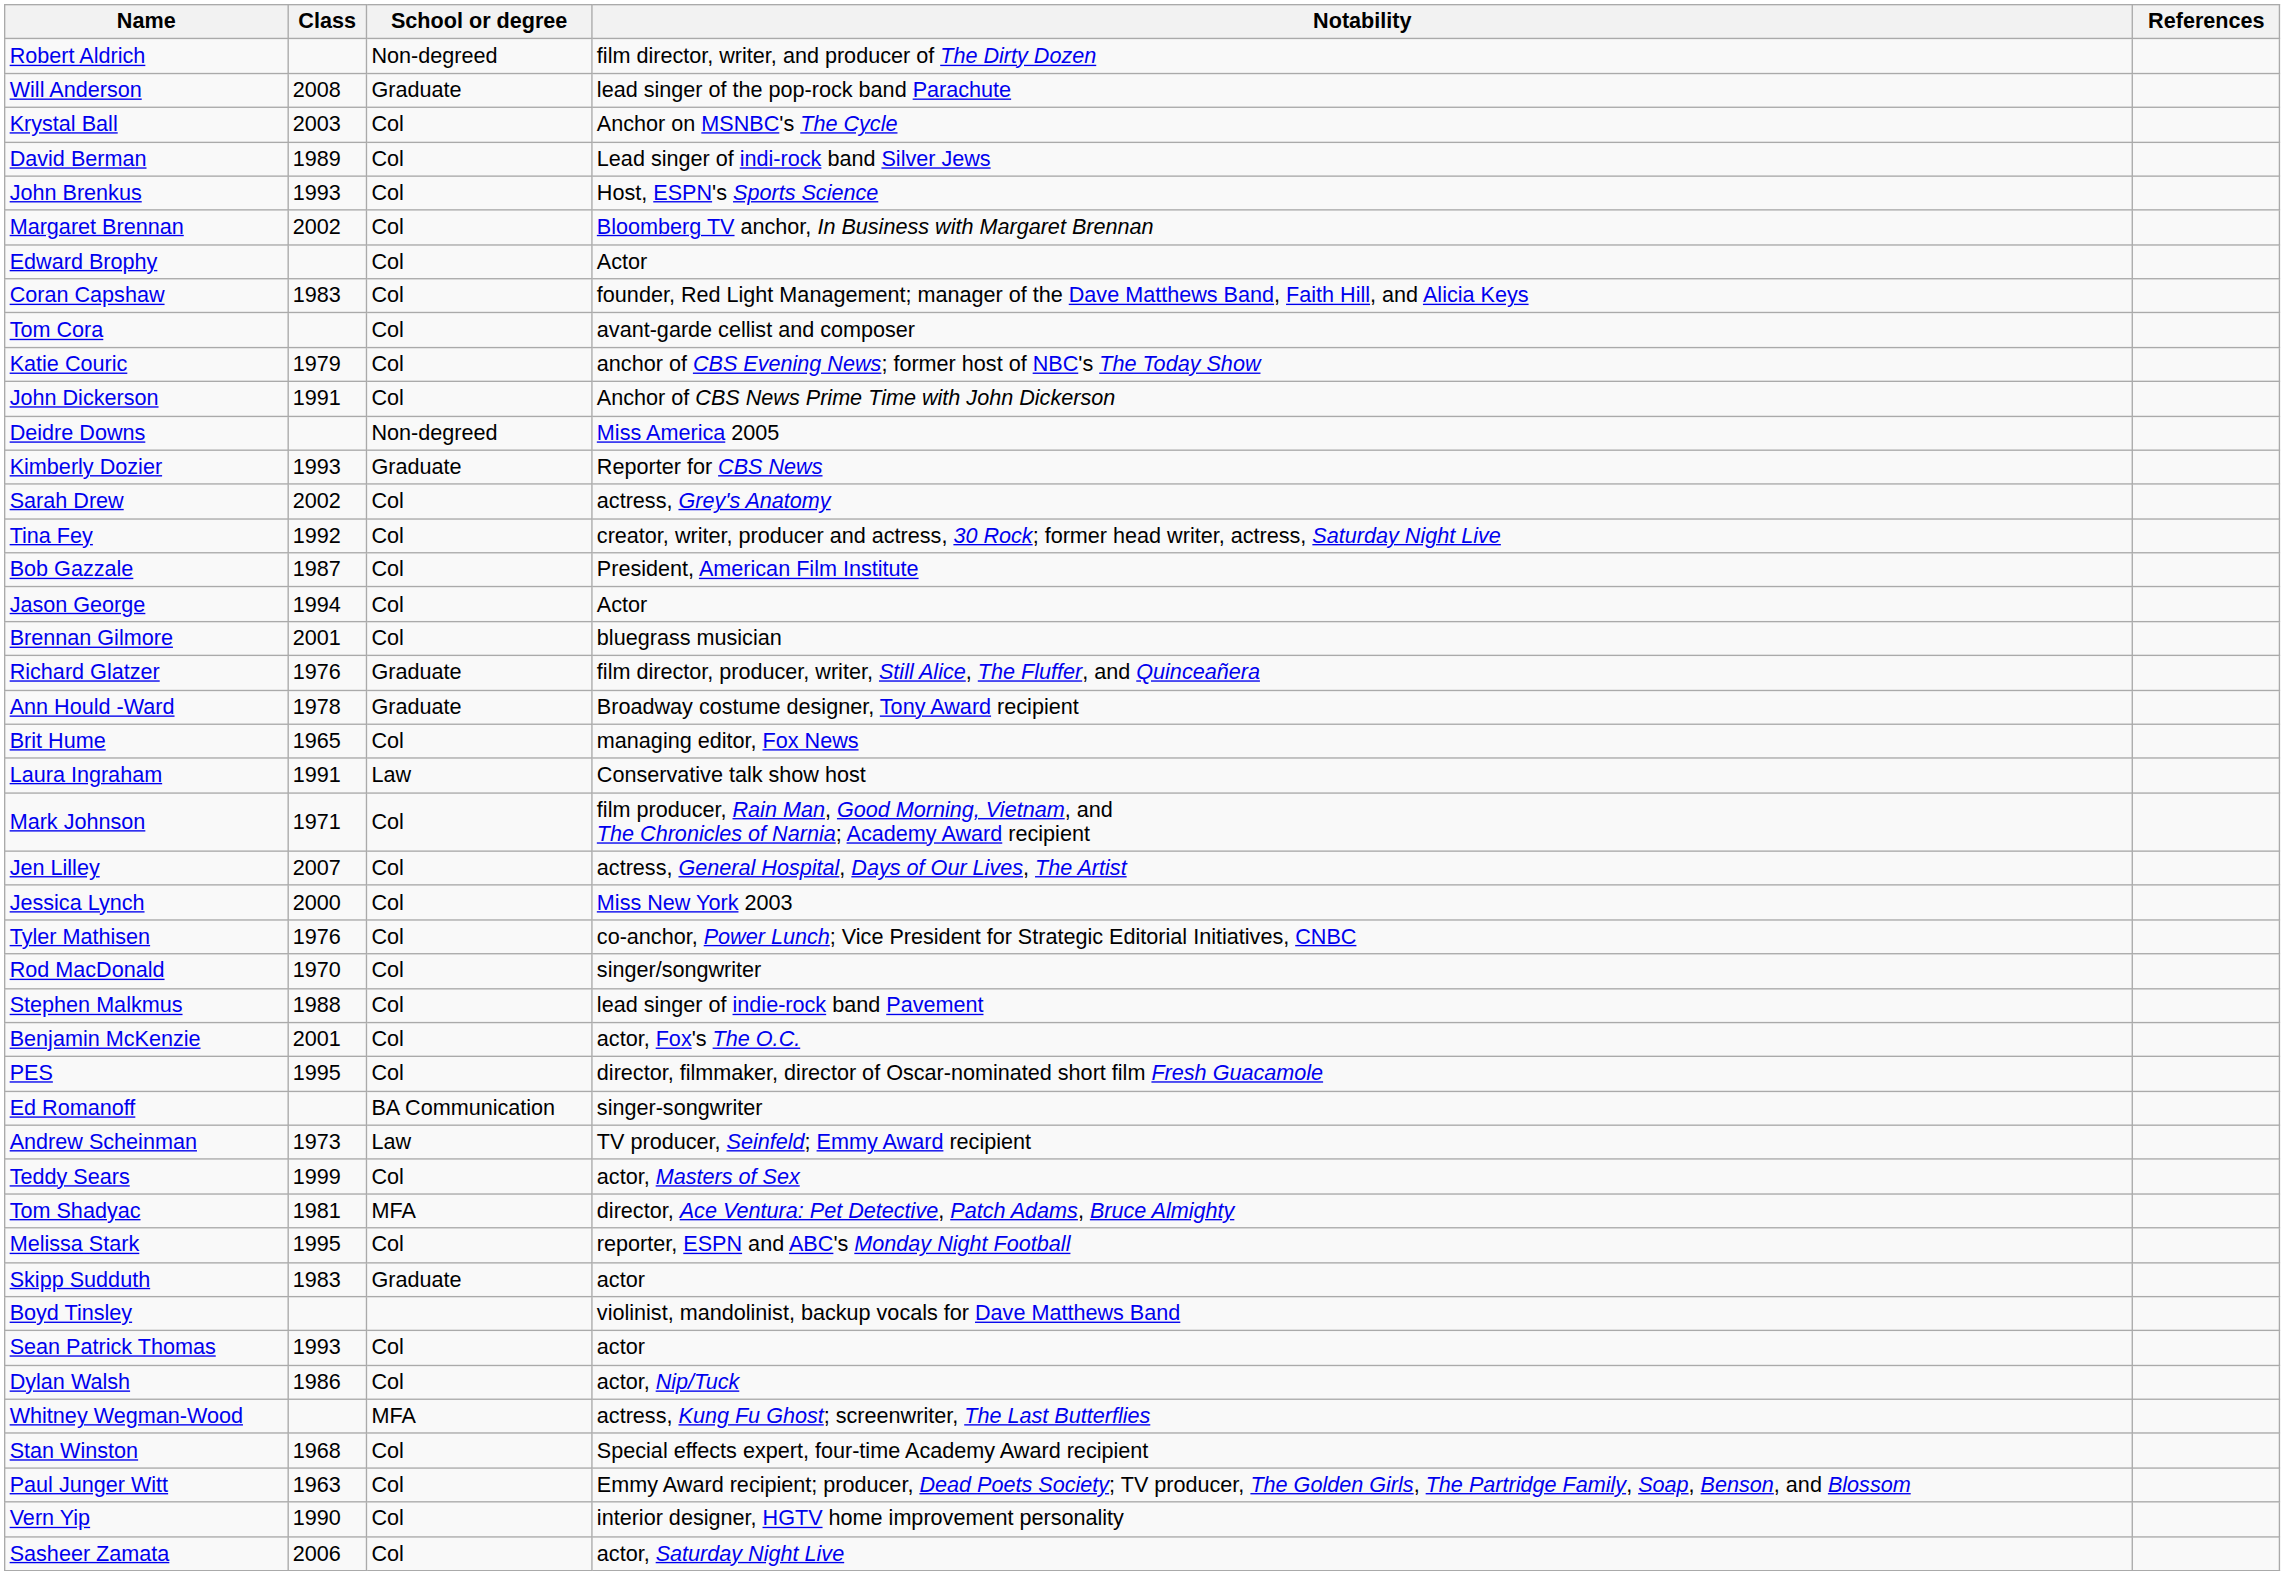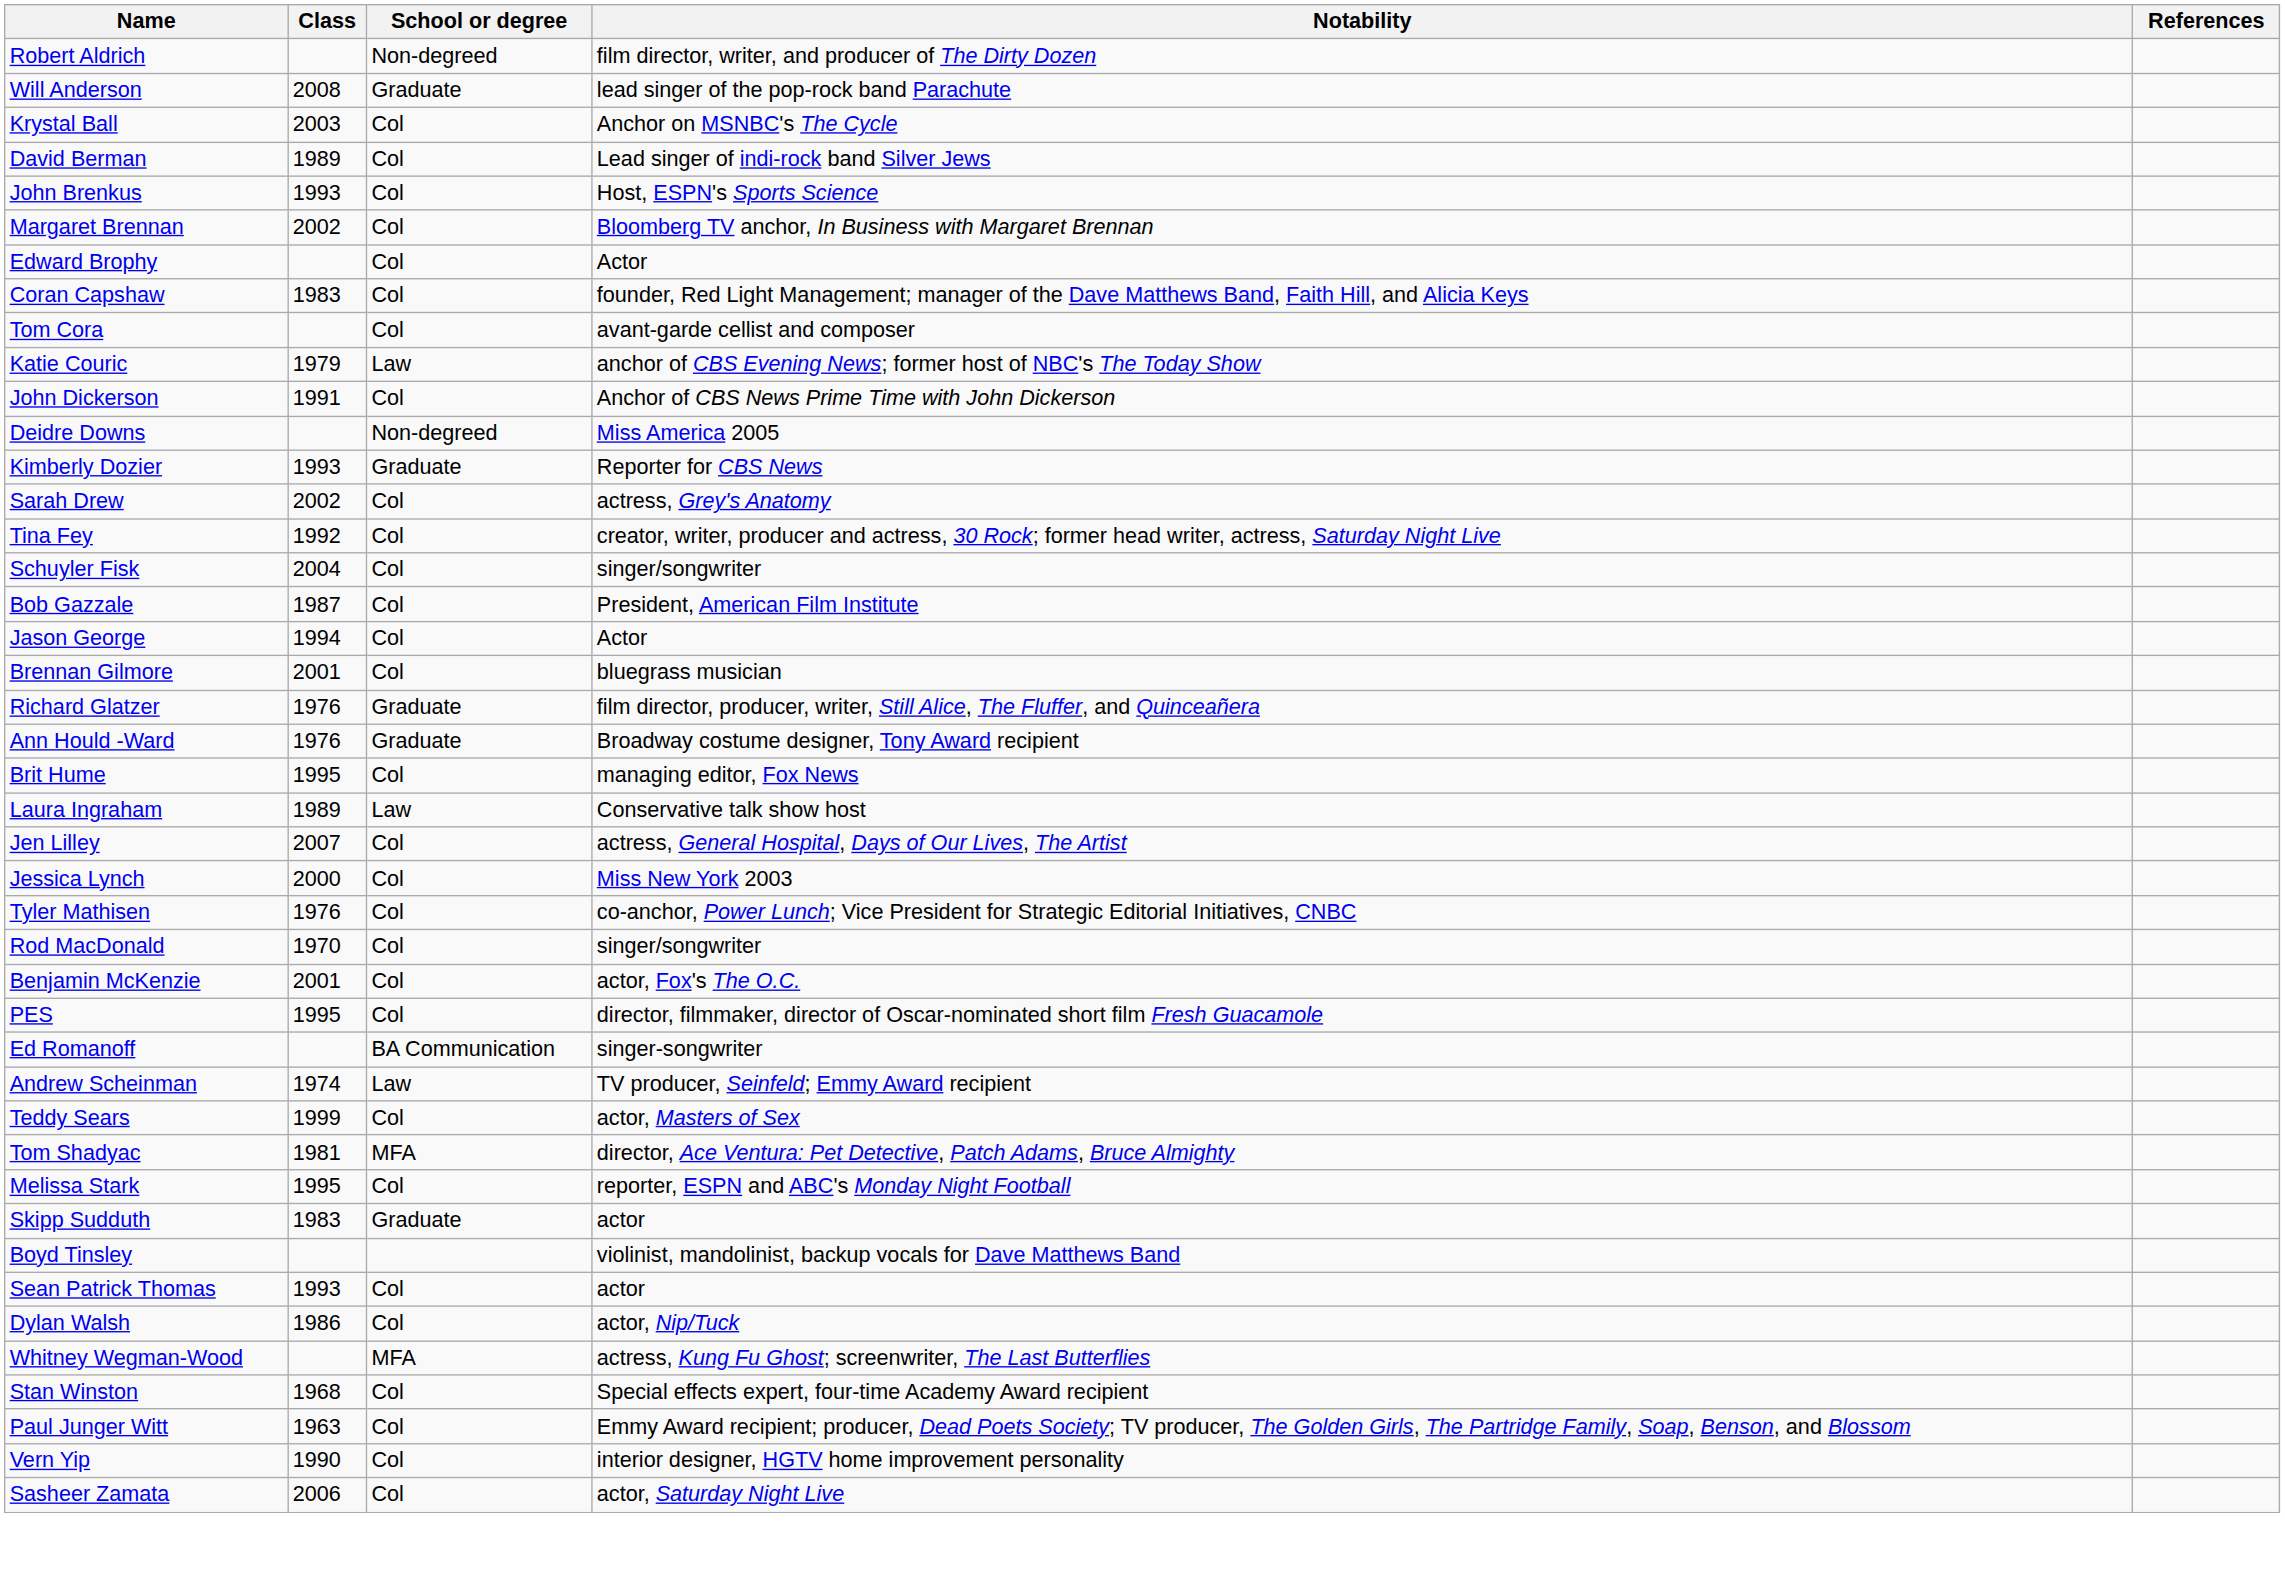(388, 364) Col -> (391, 364) Law
+ row: (74, 569)
(317, 706) 1978 -> (317, 741) 1976
(317, 741) 1965 -> (317, 775) 1995
(317, 775) 1991 -> (317, 809) 1989
- row: (77, 821)
- row: (96, 1005)
(317, 1142) 1973 -> (317, 1083) 1974
